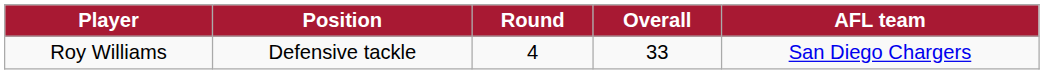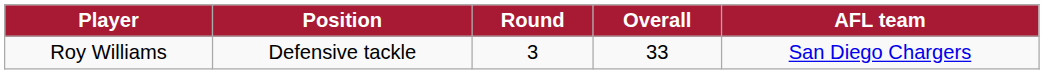(533, 52) 4 -> (533, 52) 3
